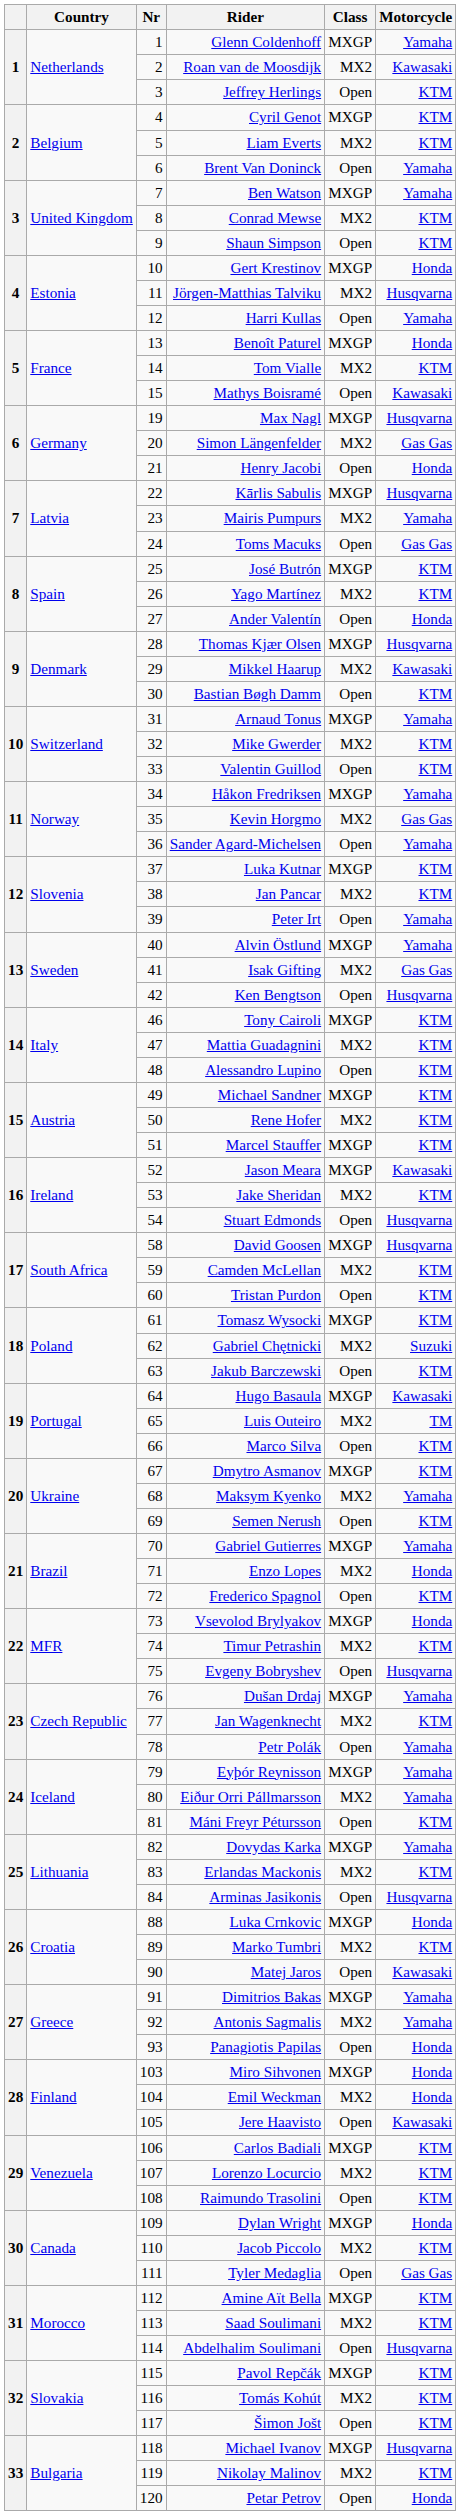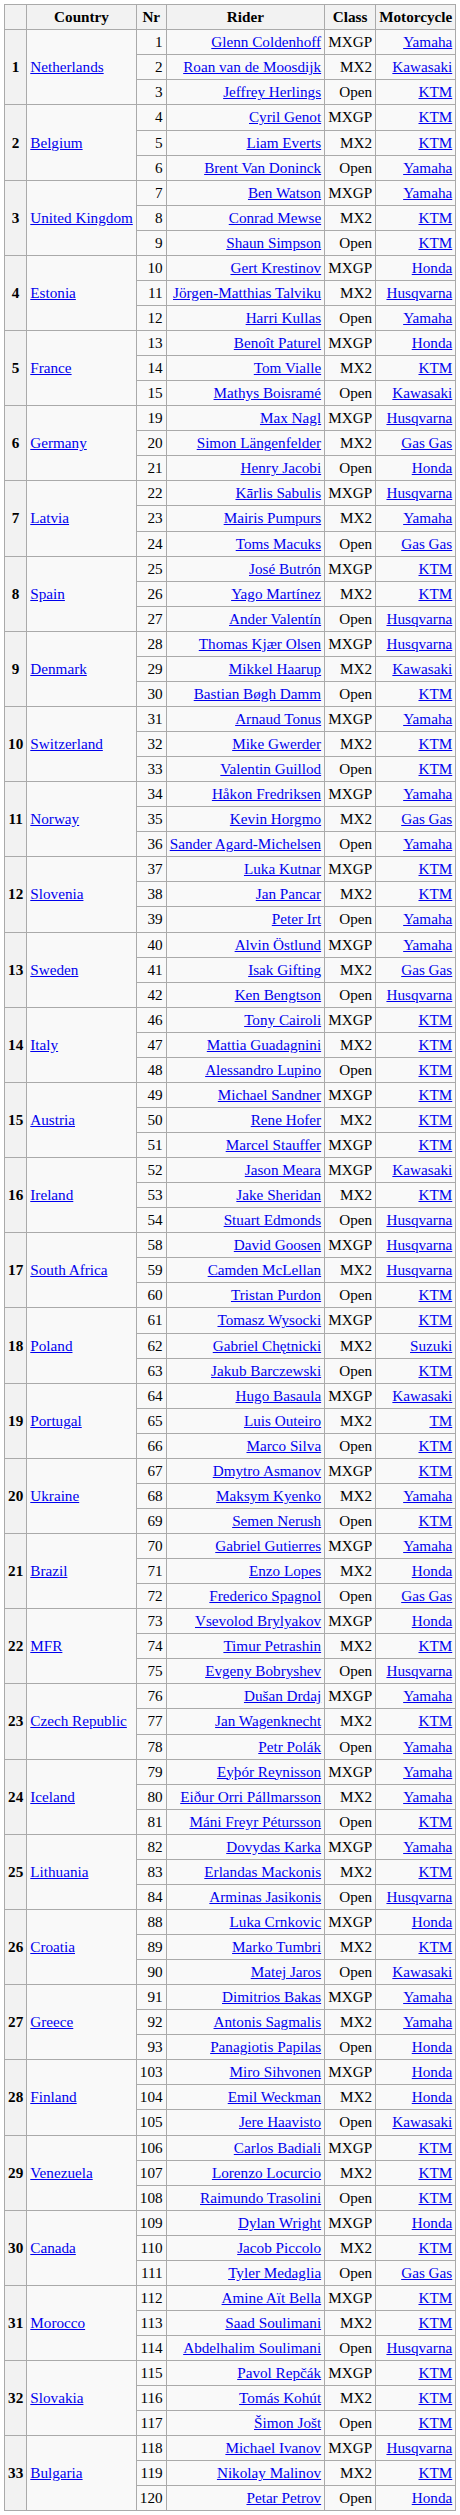(432, 618) Honda -> (419, 618) Husqvarna
(435, 1270) KTM -> (419, 1270) Husqvarna
(435, 1596) KTM -> (427, 1596) Gas Gas
